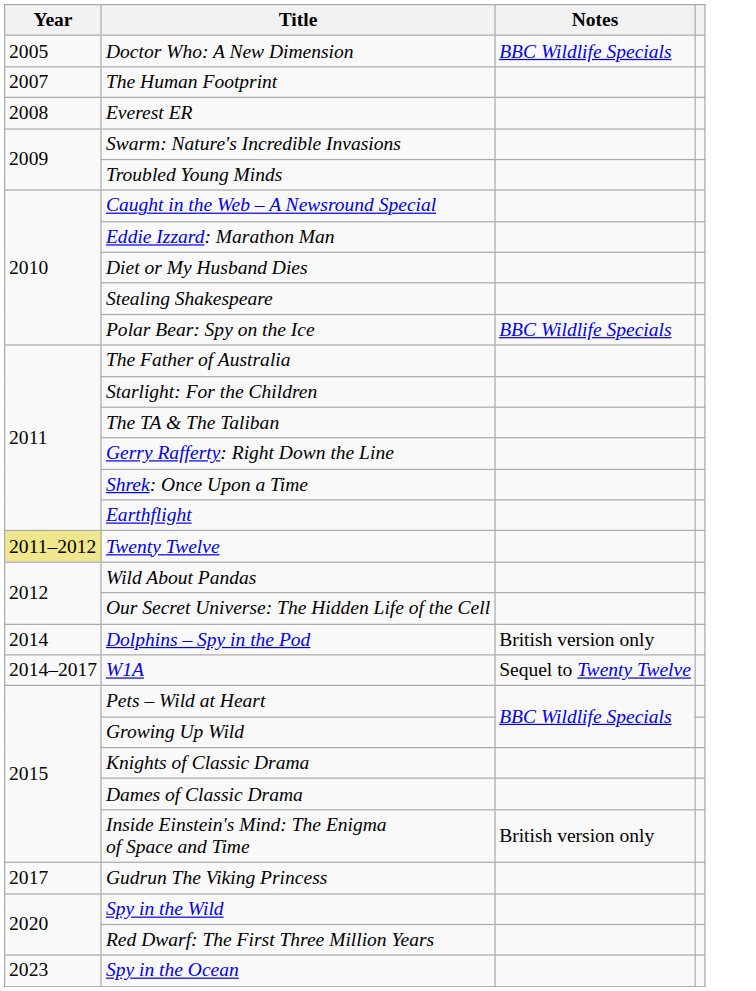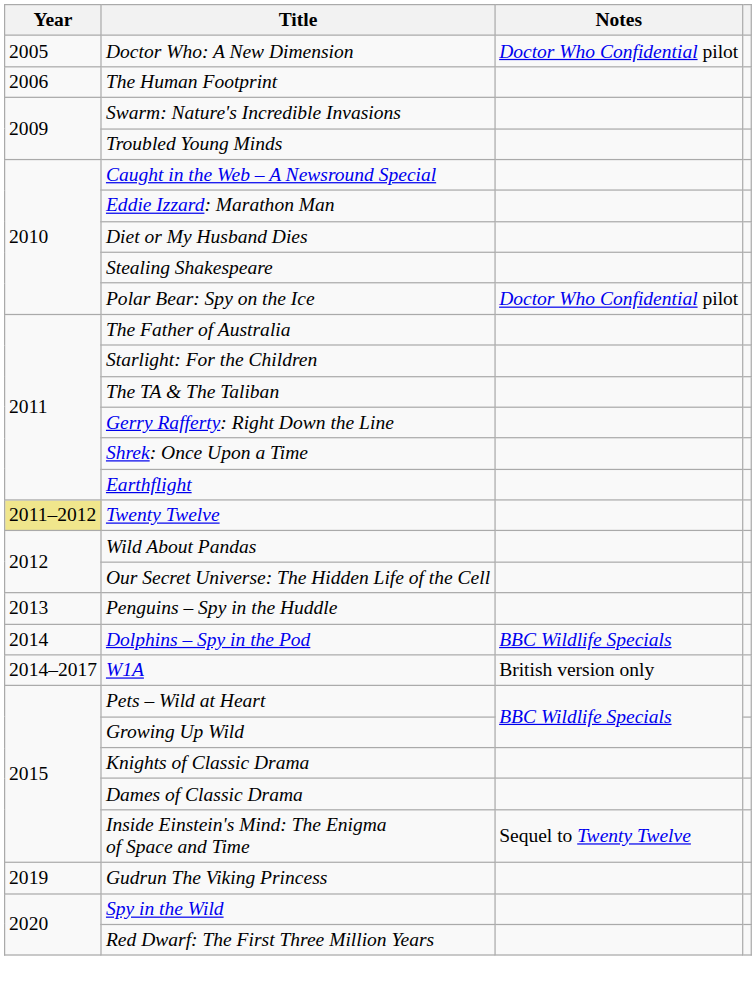(585, 50) BBC Wildlife Specials -> (619, 50) Doctor Who Confidential pilot
(29, 81) 2007 -> (29, 81) 2006
- row: (149, 112)
(585, 329) BBC Wildlife Specials -> (619, 298) Doctor Who Confidential pilot
+ row: (222, 608)
(577, 639) British version only -> (585, 639) BBC Wildlife Specials
(595, 670) Sequel to Twenty Twelve -> (577, 670) British version only
(577, 835) British version only -> (595, 835) Sequel to Twenty Twelve
(29, 877) 2017 -> (29, 877) 2019
- row: (172, 970)
